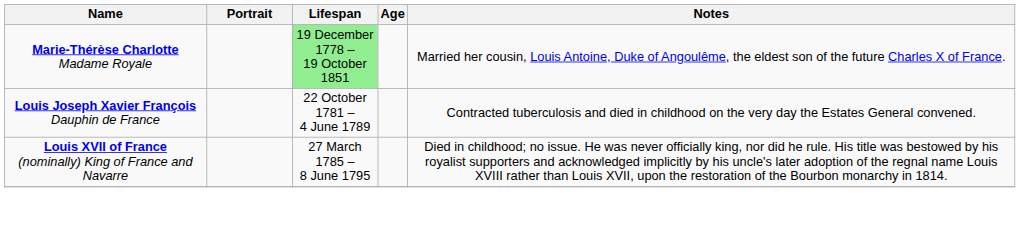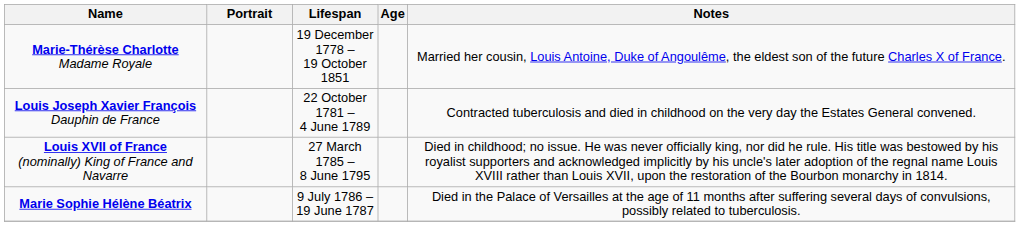(335, 56) lightgreen background -> (335, 56) no background
+ row: (105, 203)
